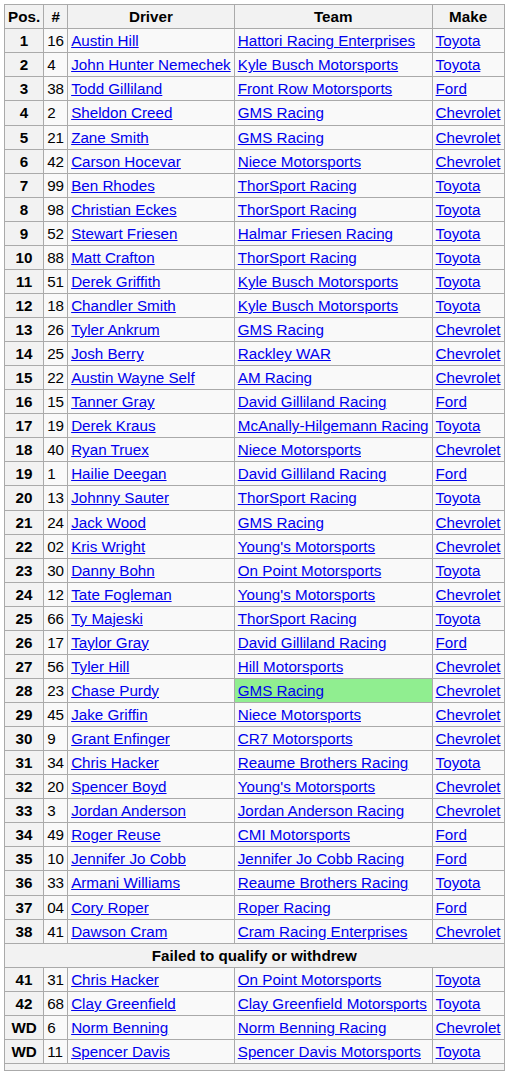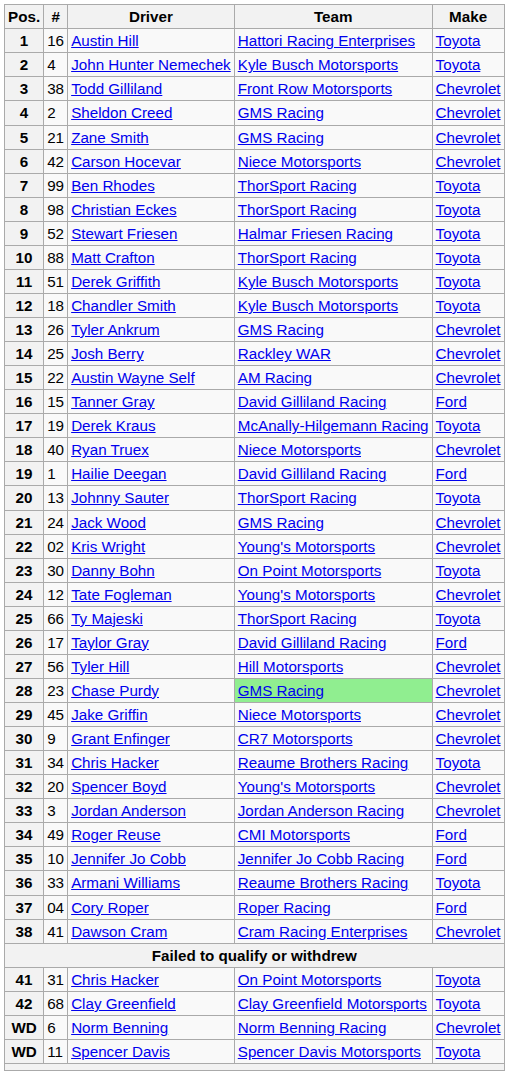(451, 89) Ford -> (468, 89) Chevrolet
